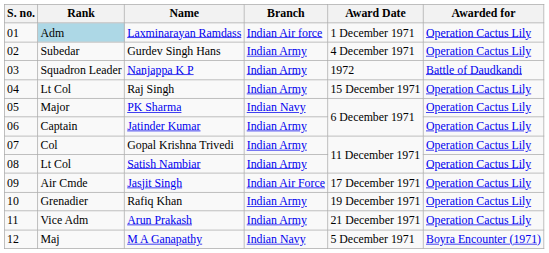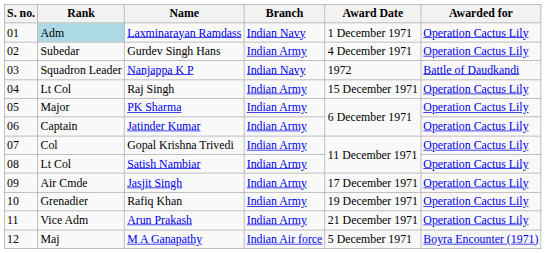(285, 32) Indian Air force -> (276, 32) Indian Navy
(277, 70) Indian Army -> (276, 70) Indian Navy
(276, 107) Indian Navy -> (277, 107) Indian Army
(286, 182) Indian Air Force -> (277, 182) Indian Army
(276, 239) Indian Navy -> (285, 239) Indian Air force
